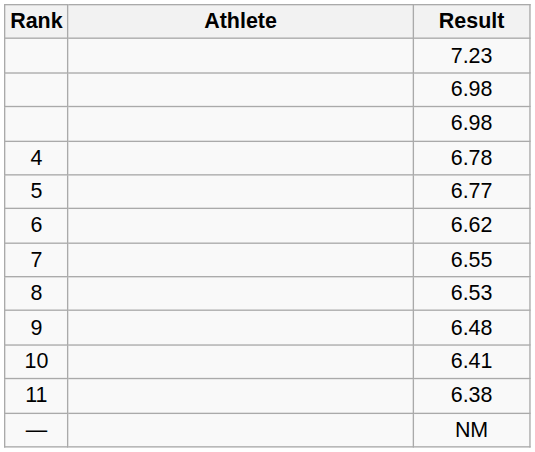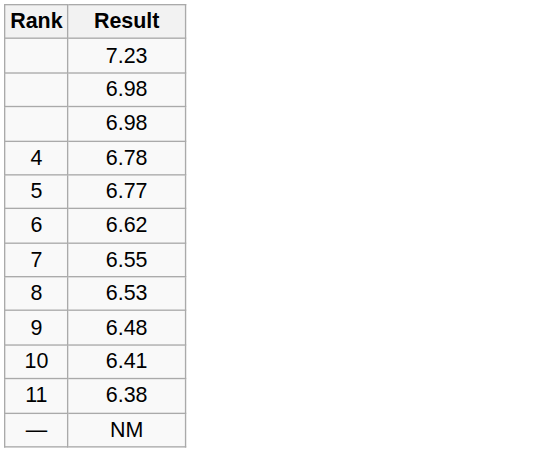- column: (241, 21)
